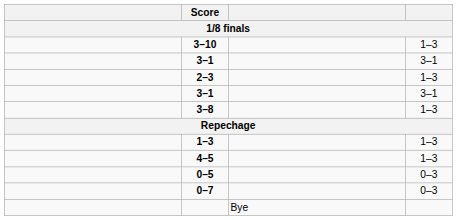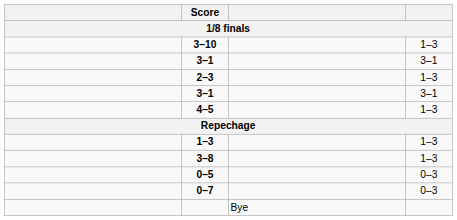rows swapped: (205, 158) <-> (205, 110)
